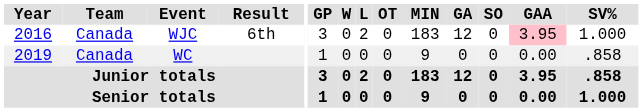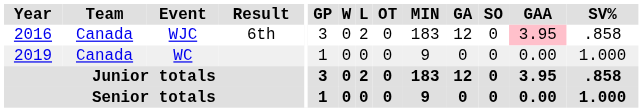(603, 35) 1.000 -> (603, 35) .858
(603, 56) .858 -> (603, 56) 1.000
